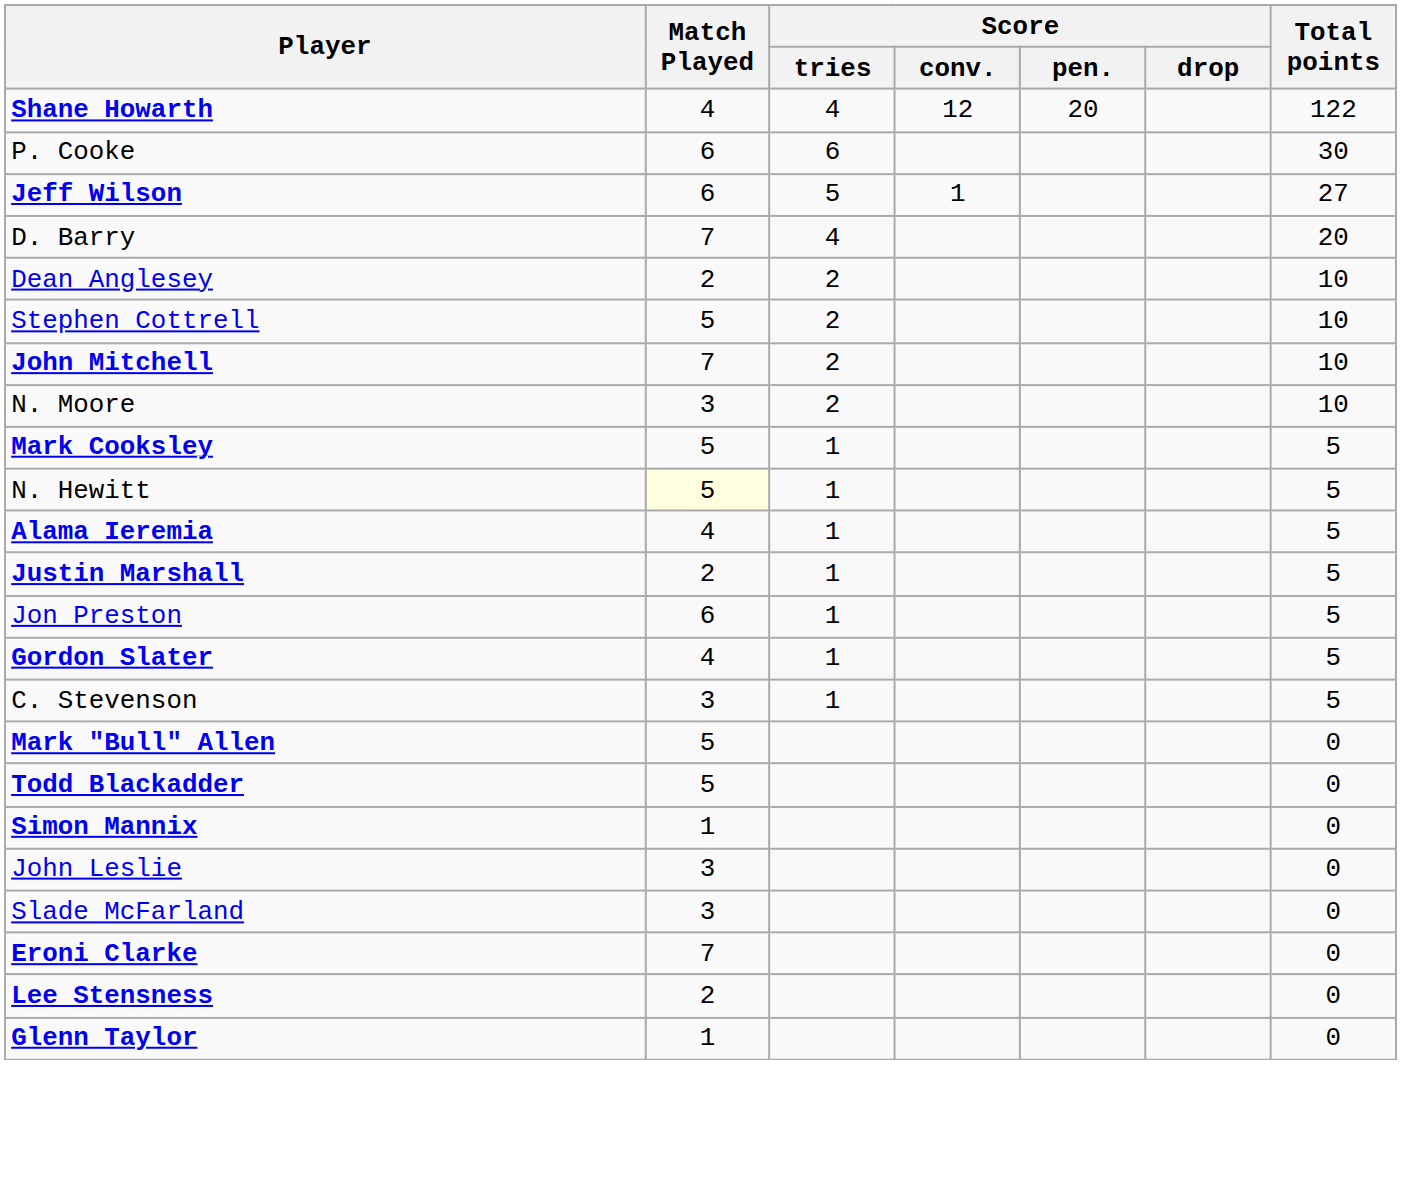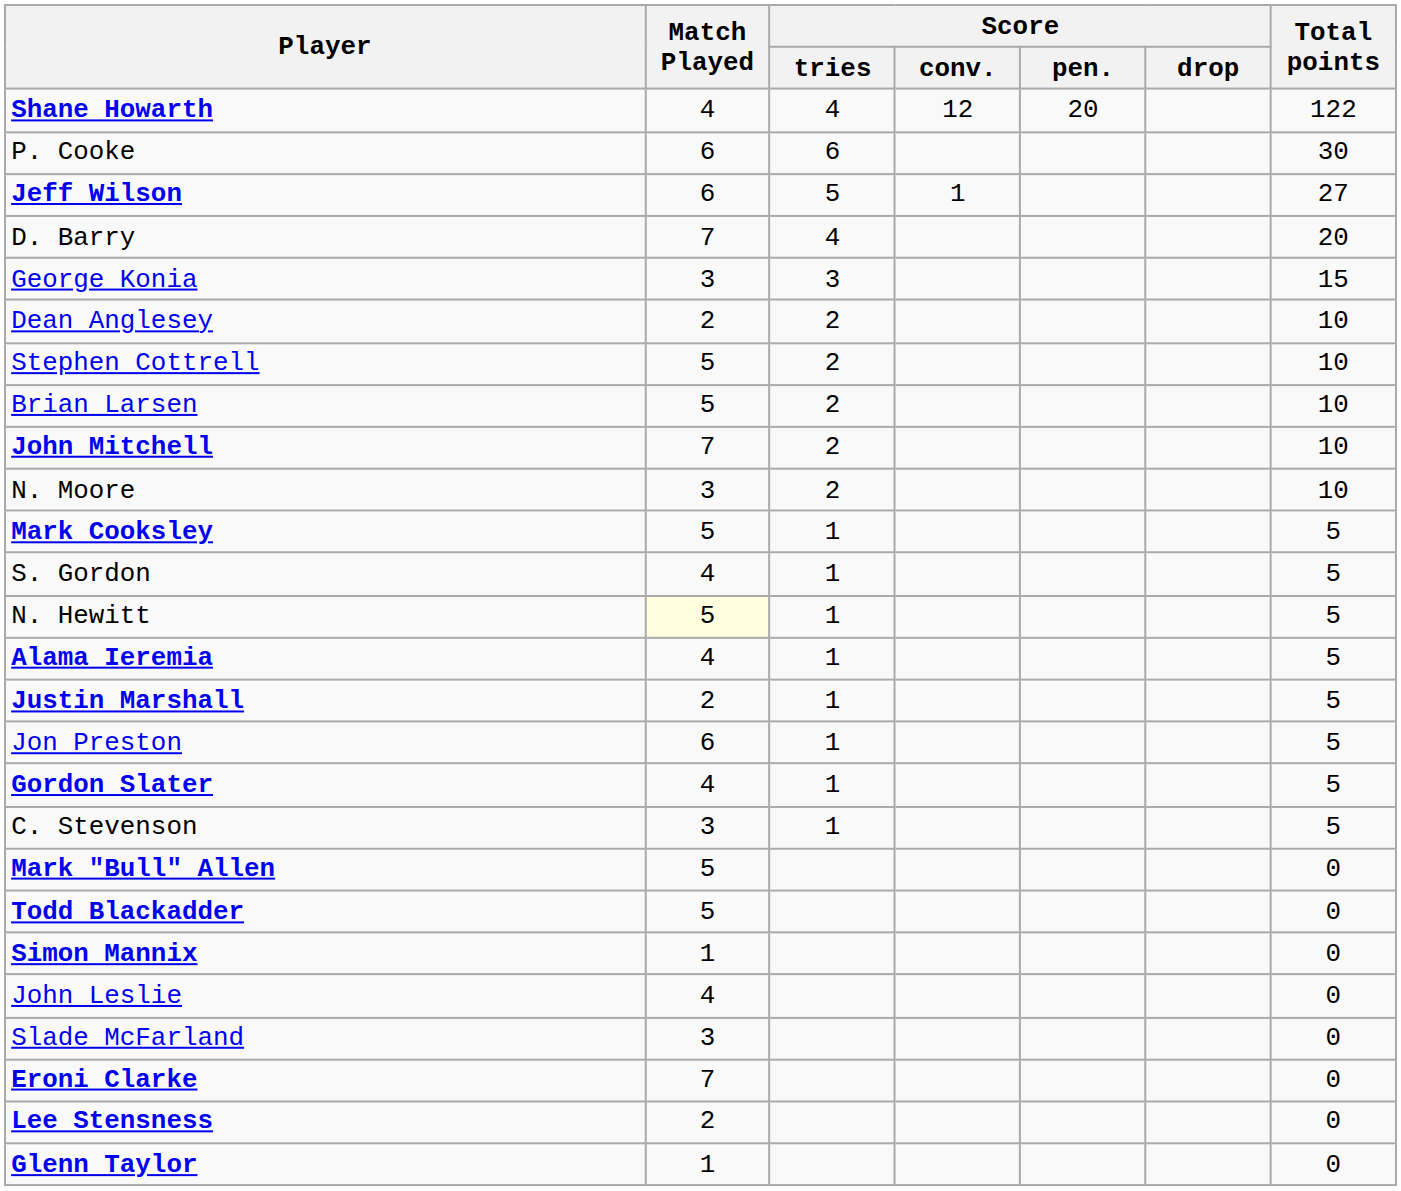+ row: (104, 279)
+ row: (104, 406)
+ row: (81, 574)
(707, 869) 3 -> (707, 996) 4
